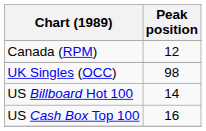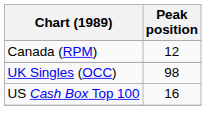- row: (70, 94)
